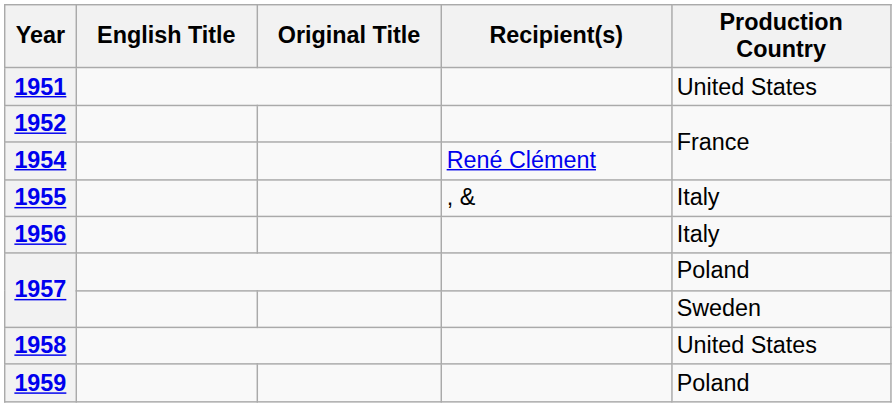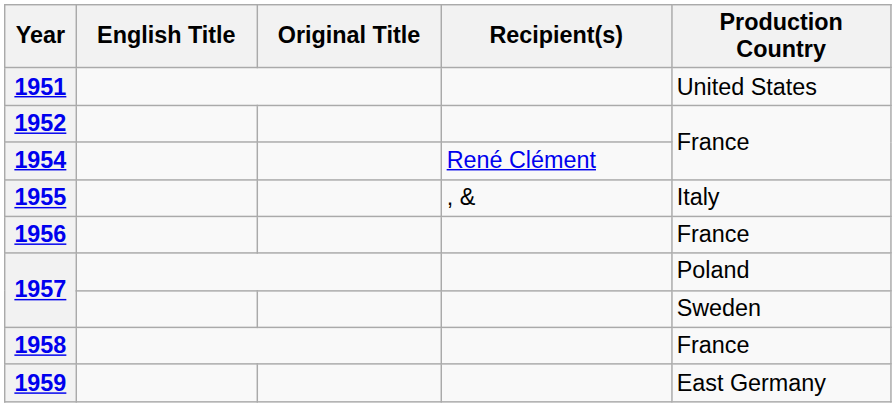(698, 234) Italy -> (713, 234) France
(747, 345) United States -> (713, 345) France
(713, 382) Poland -> (751, 382) East Germany
